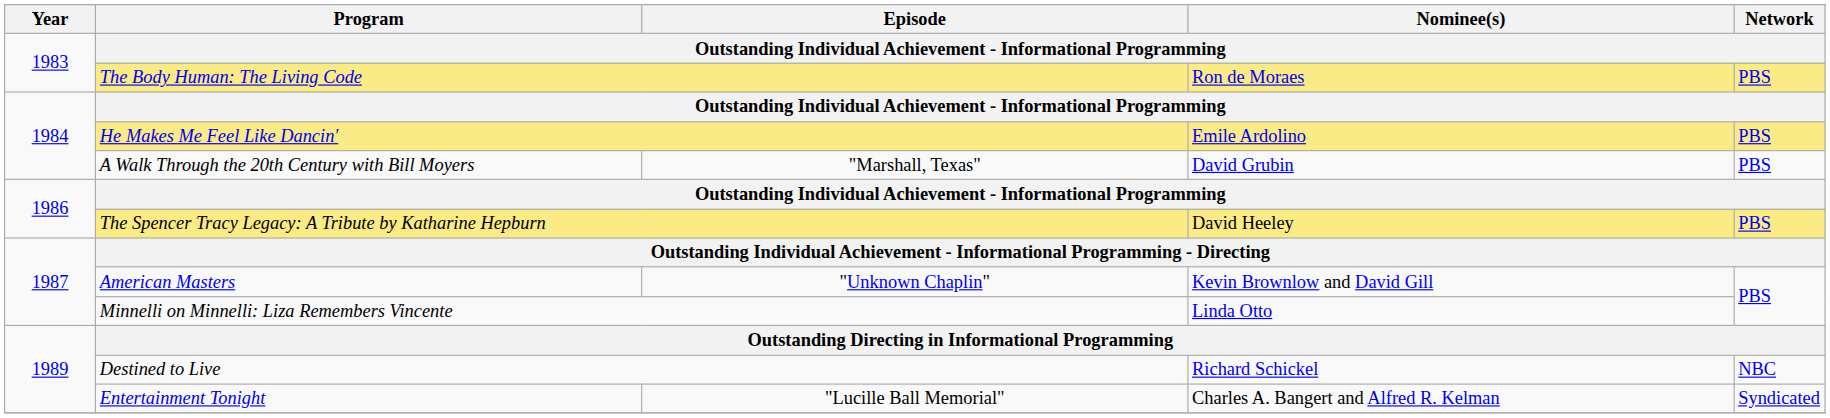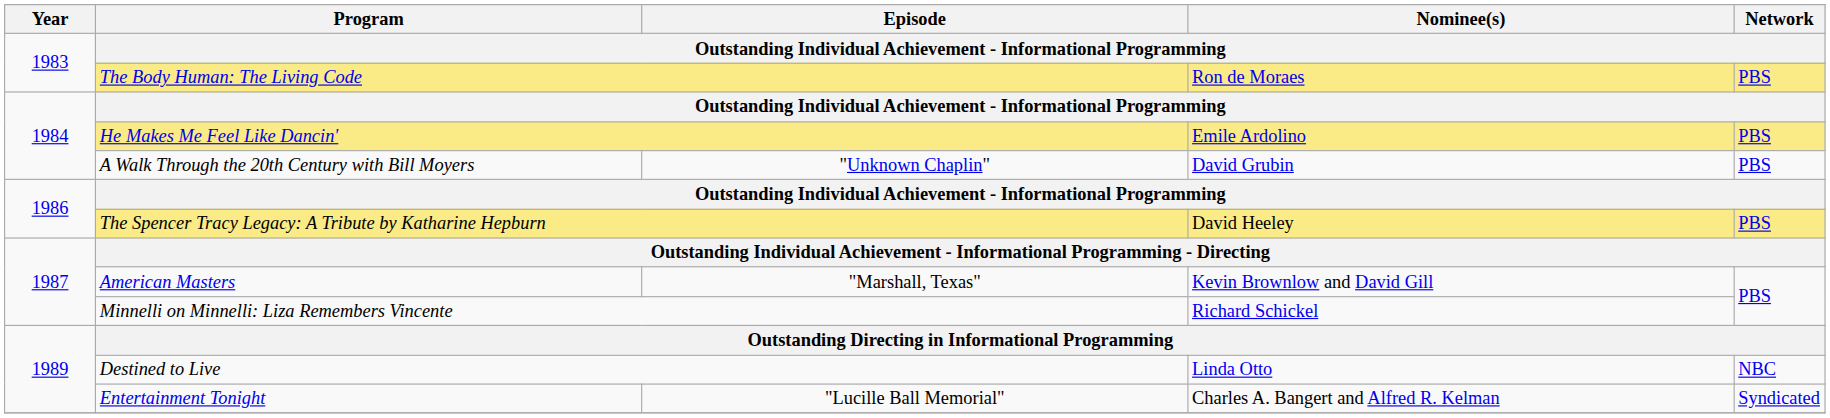(915, 164) "Marshall, Texas" -> (915, 164) "Unknown Chaplin"
(915, 281) "Unknown Chaplin" -> (915, 281) "Marshall, Texas"
(1232, 310) Linda Otto -> (1255, 310) Richard Schickel
(1255, 369) Richard Schickel -> (1232, 369) Linda Otto
